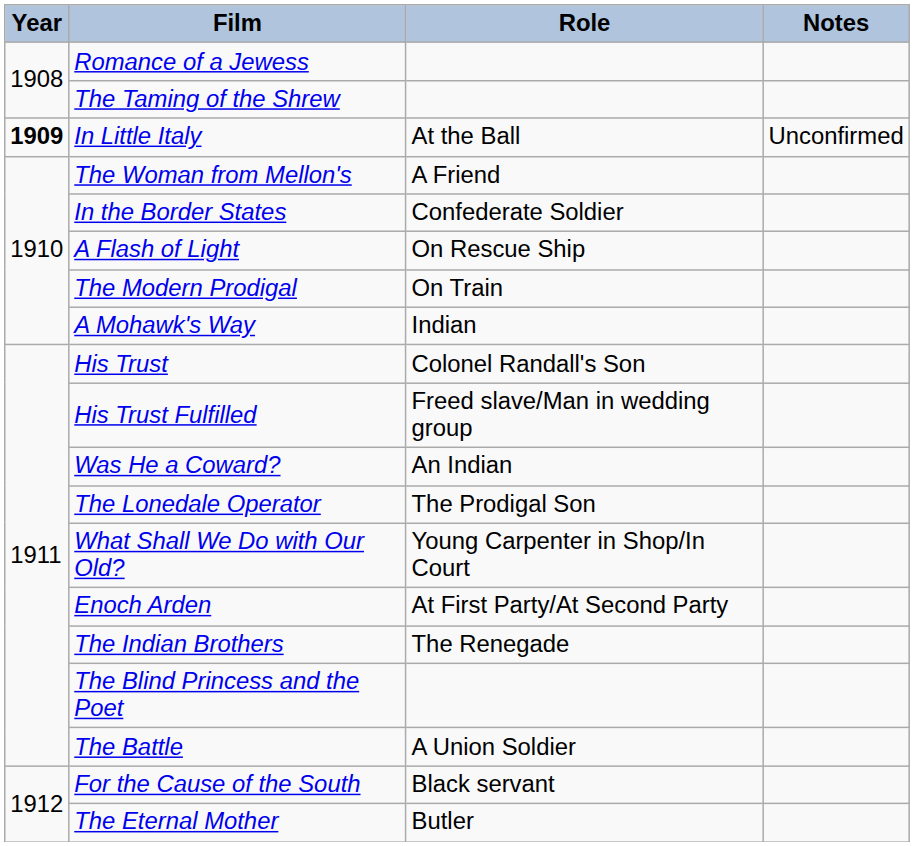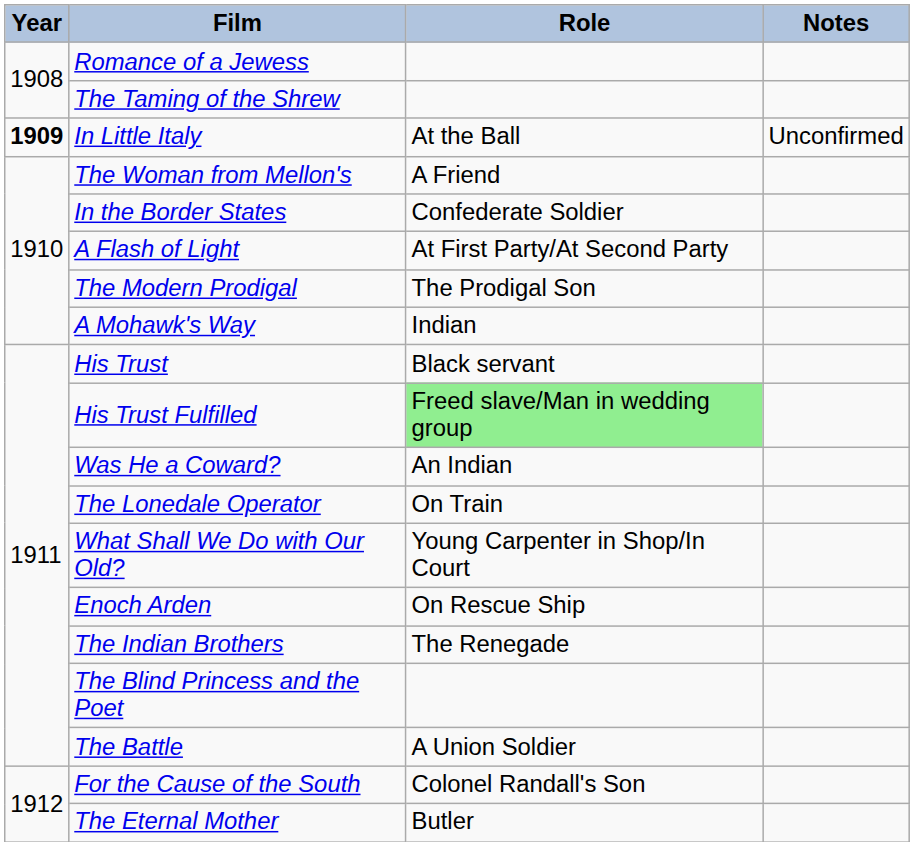(498, 250) On Rescue Ship -> (570, 250) At First Party/At Second Party
(457, 288) On Train -> (504, 288) The Prodigal Son
(528, 363) Colonel Randall's Son -> (483, 363) Black servant
(561, 414) no background -> (561, 414) lightgreen background
(504, 503) The Prodigal Son -> (457, 503) On Train
(570, 606) At First Party/At Second Party -> (498, 606) On Rescue Ship
(483, 784) Black servant -> (528, 784) Colonel Randall's Son
